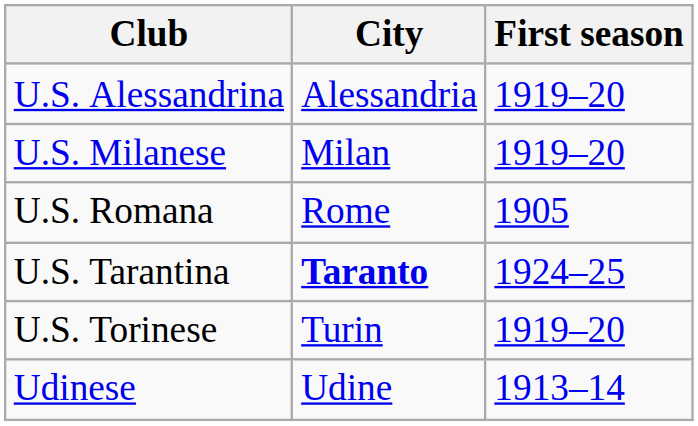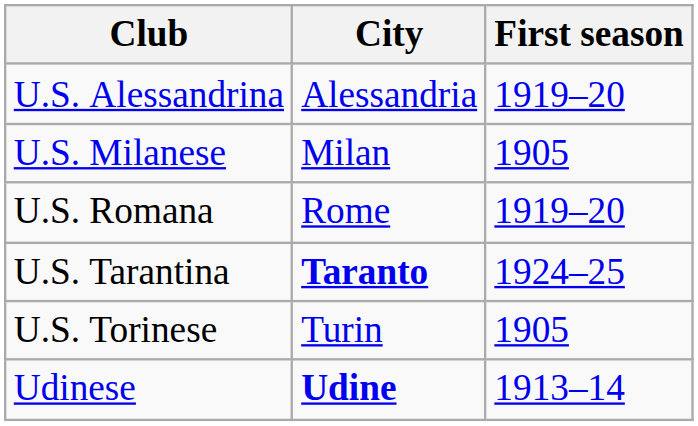(560, 152) 1919–20 -> (532, 152) 1905
(532, 211) 1905 -> (560, 211) 1919–20
(560, 329) 1919–20 -> (532, 329) 1905
(347, 388) normal -> (349, 388) bold
